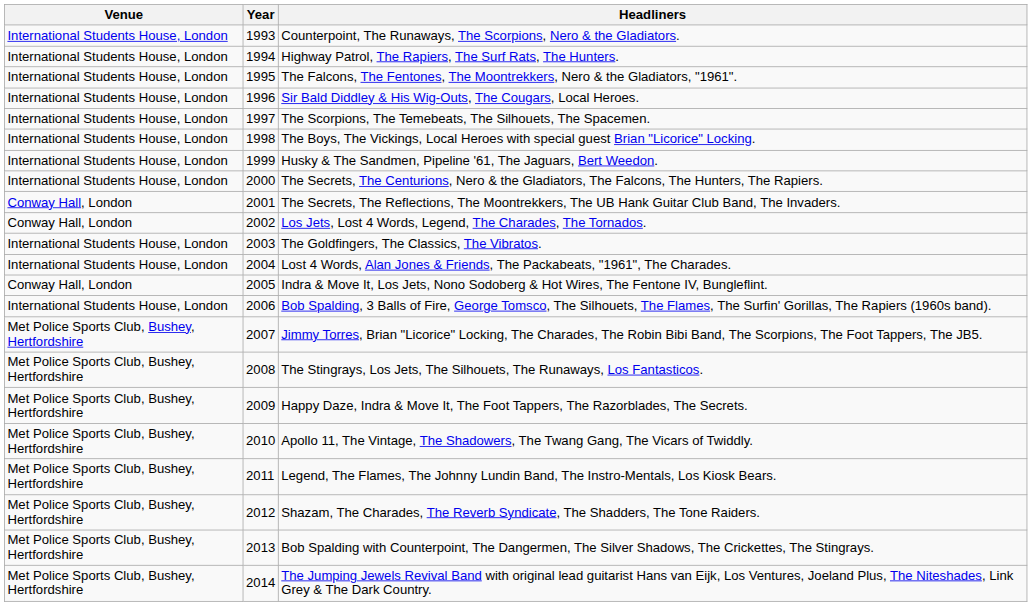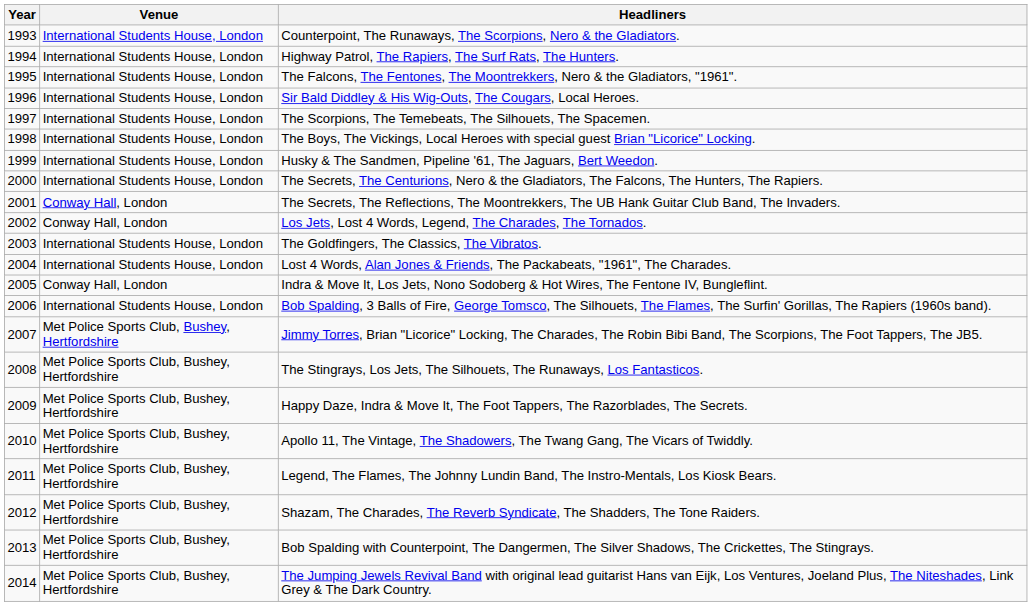columns swapped: (261, 14) <-> (124, 14)
